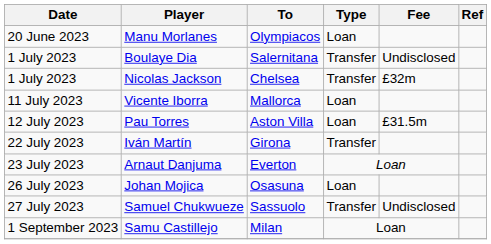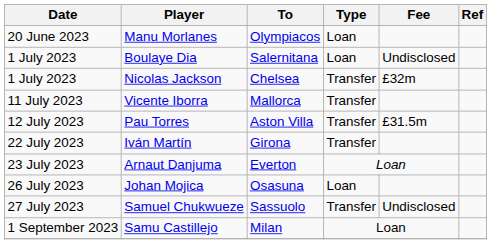(351, 57) Transfer -> (341, 57) Loan
(341, 100) Loan -> (351, 100) Transfer
(341, 121) Loan -> (351, 121) Transfer
